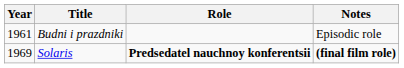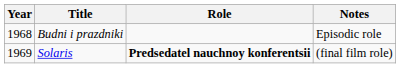(20, 33) 1961 -> (20, 33) 1968
(356, 53) bold -> (354, 53) normal
